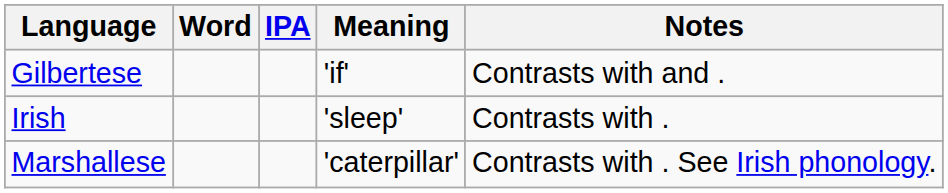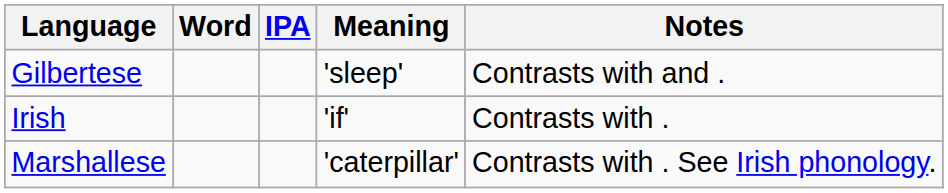(336, 72) 'if' -> (363, 72) 'sleep'
(363, 118) 'sleep' -> (336, 118) 'if'
